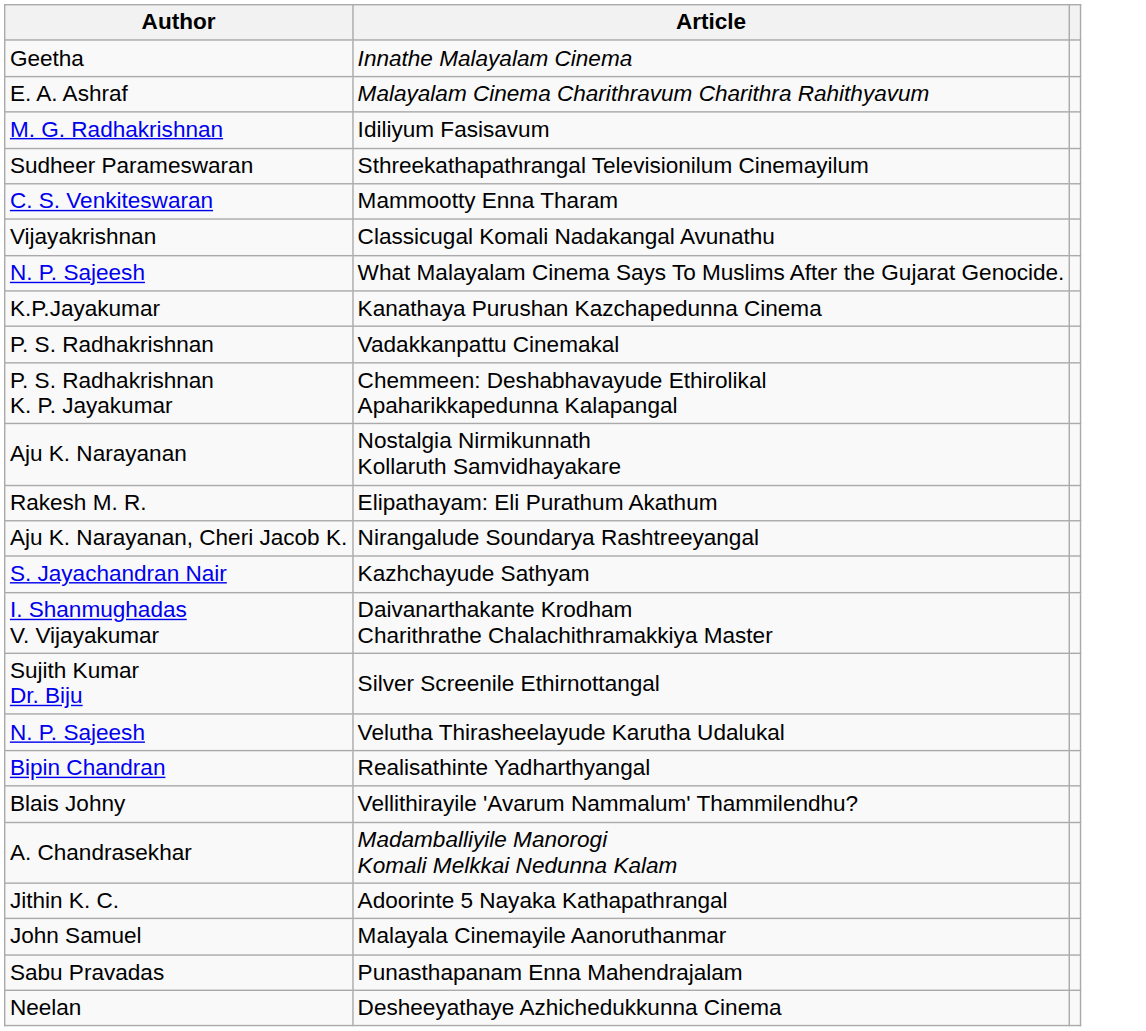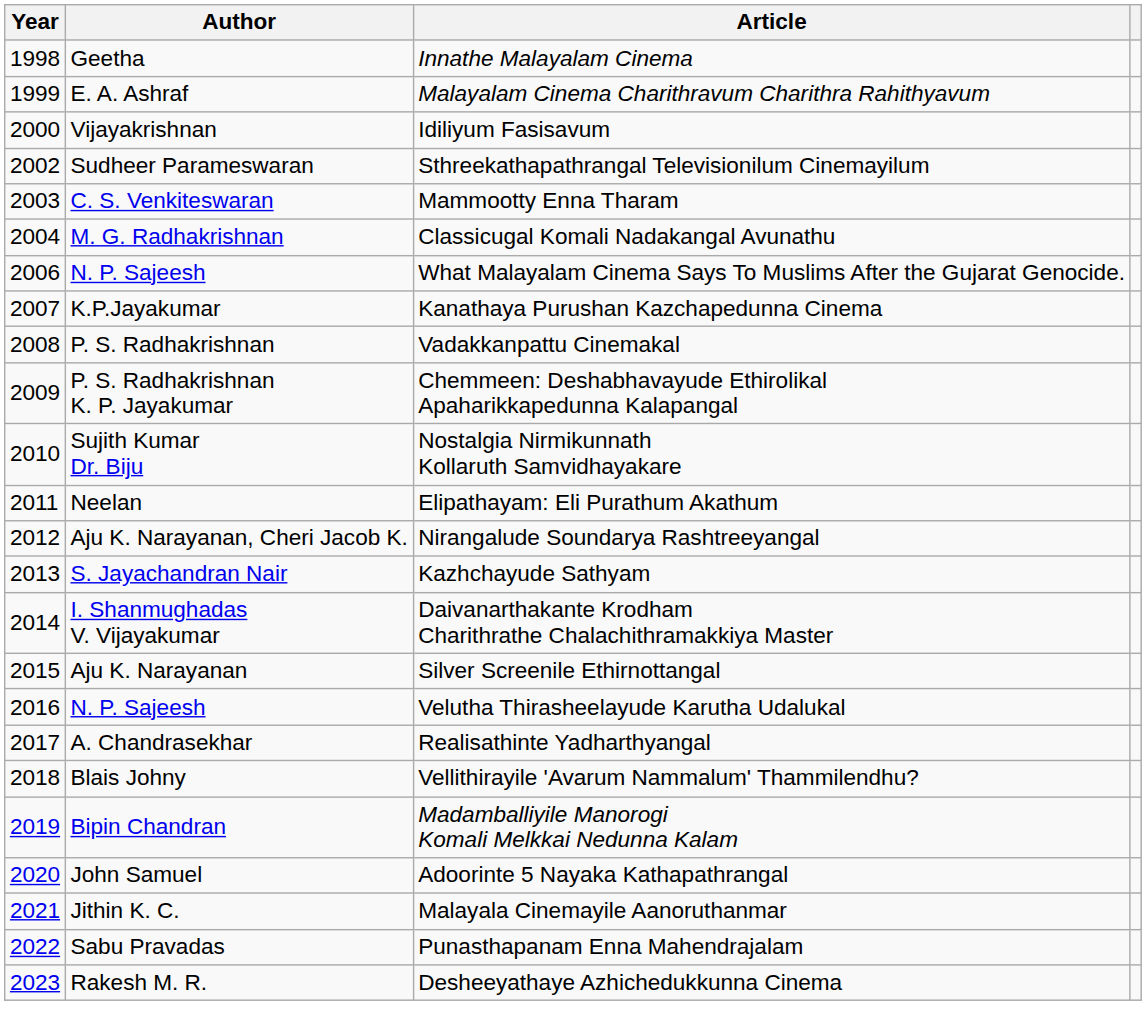+ column: (35, 22)
(116, 129) M. G. Radhakrishnan -> (144, 129) Vijayakrishnan
(83, 237) Vijayakrishnan -> (177, 237) M. G. Radhakrishnan
(98, 454) Aju K. Narayanan -> (135, 454) Sujith Kumar Dr. Biju
(78, 502) Rakesh M. R. -> (106, 502) Neelan
(74, 683) Sujith Kumar Dr. Biju -> (159, 670) Aju K. Narayanan
(88, 767) Bipin Chandran -> (161, 742) A. Chandrasekhar
(101, 852) A. Chandrasekhar -> (148, 826) Bipin Chandran
(64, 900) Jithin K. C. -> (136, 875) John Samuel
(76, 936) John Samuel -> (125, 911) Jithin K. C.
(46, 1007) Neelan -> (139, 982) Rakesh M. R.
